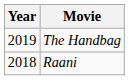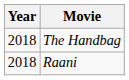(22, 40) 2019 -> (22, 40) 2018
